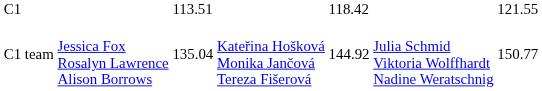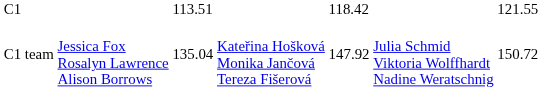(349, 54) 144.92 -> (349, 54) 147.92
(518, 54) 150.77 -> (518, 54) 150.72
